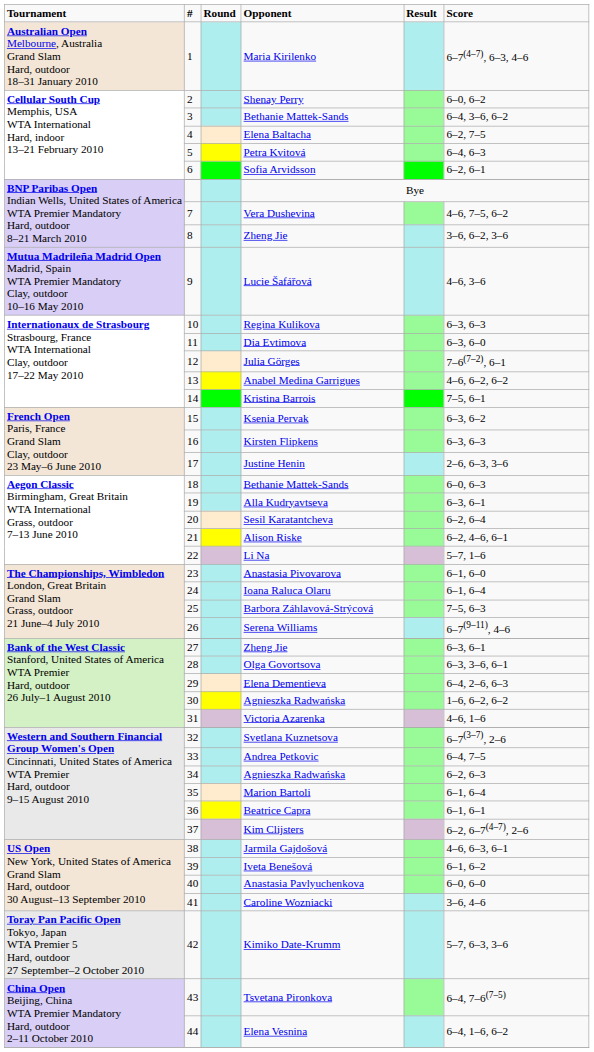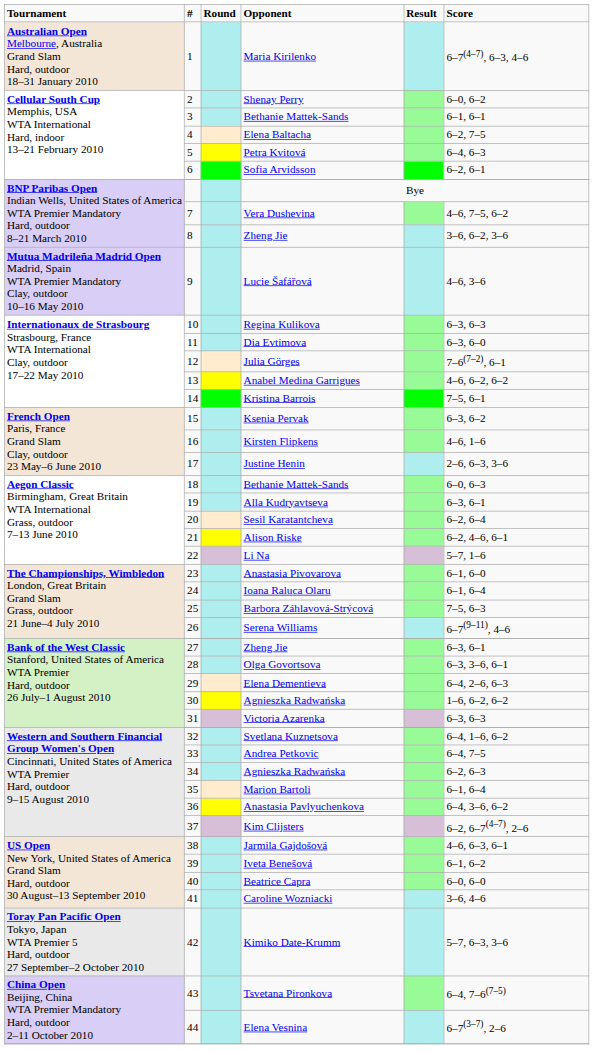(477, 117) 6–4, 3–6, 6–2 -> (466, 117) 6–1, 6–1
(466, 441) 6–3, 6–3 -> (466, 441) 4–6, 1–6
(466, 718) 4–6, 1–6 -> (466, 718) 6–3, 6–3
(476, 737) 6–7(3–7), 2–6 -> (477, 736) 6–4, 1–6, 6–2
(277, 810) Beatrice Capra -> (304, 807) Anastasia Pavlyuchenkova
(466, 810) 6–1, 6–1 -> (477, 807) 6–4, 3–6, 6–2
(304, 884) Anastasia Pavlyuchenkova -> (277, 881) Beatrice Capra
(477, 1031) 6–4, 1–6, 6–2 -> (476, 1027) 6–7(3–7), 2–6
